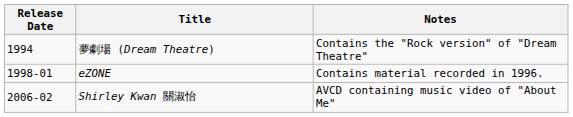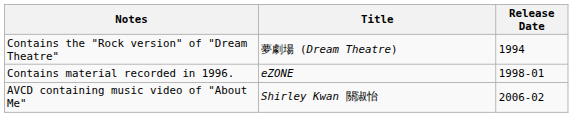columns swapped: (40, 19) <-> (441, 19)
